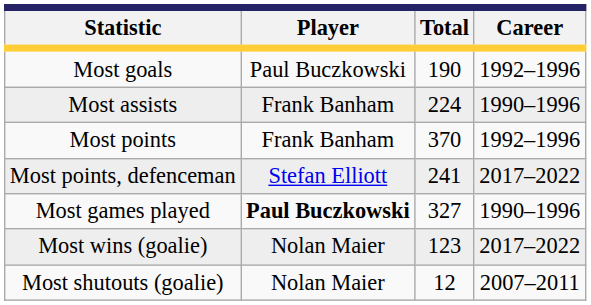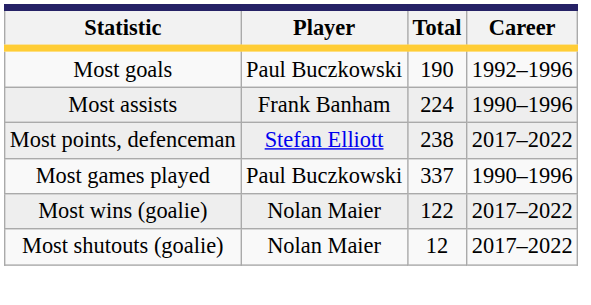- row: (123, 140)
(444, 175) 241 -> (437, 140) 238
(328, 211) bold -> (324, 175) normal
(444, 211) 327 -> (437, 175) 337
(444, 246) 123 -> (437, 211) 122
(530, 282) 2007–2011 -> (522, 246) 2017–2022
